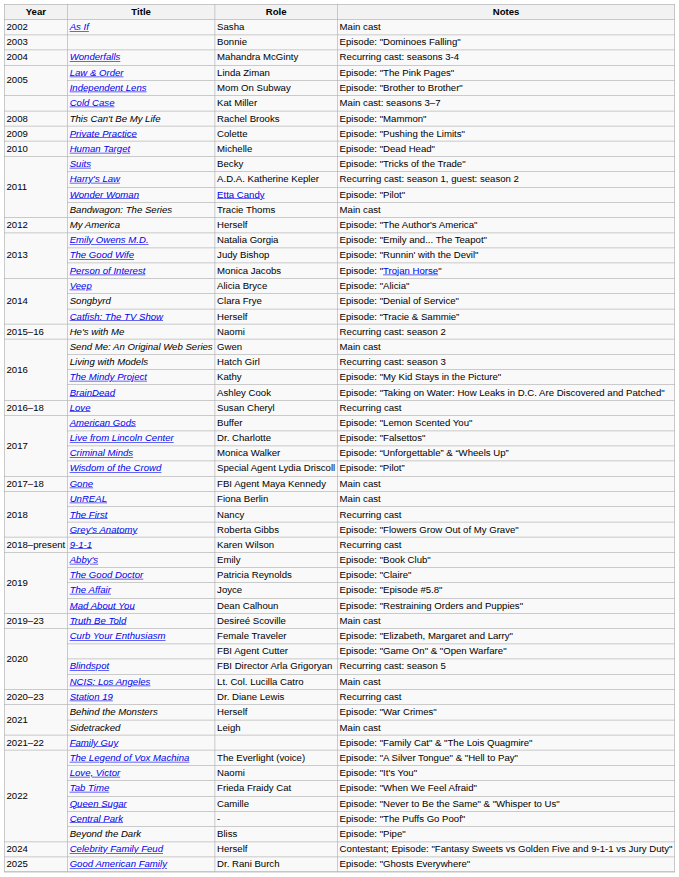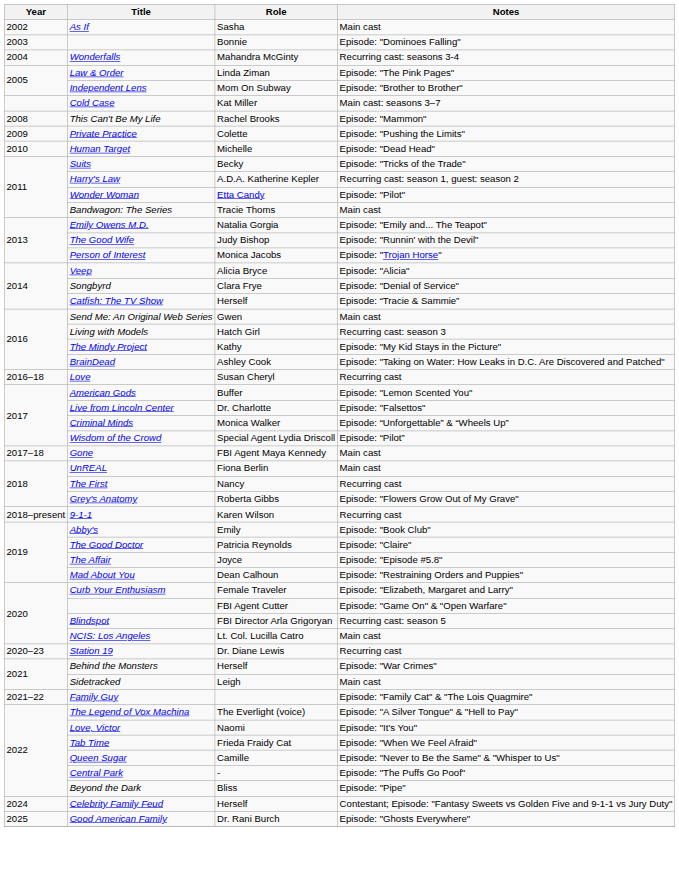- row: (95, 225)
- row: (97, 331)
- row: (98, 621)
